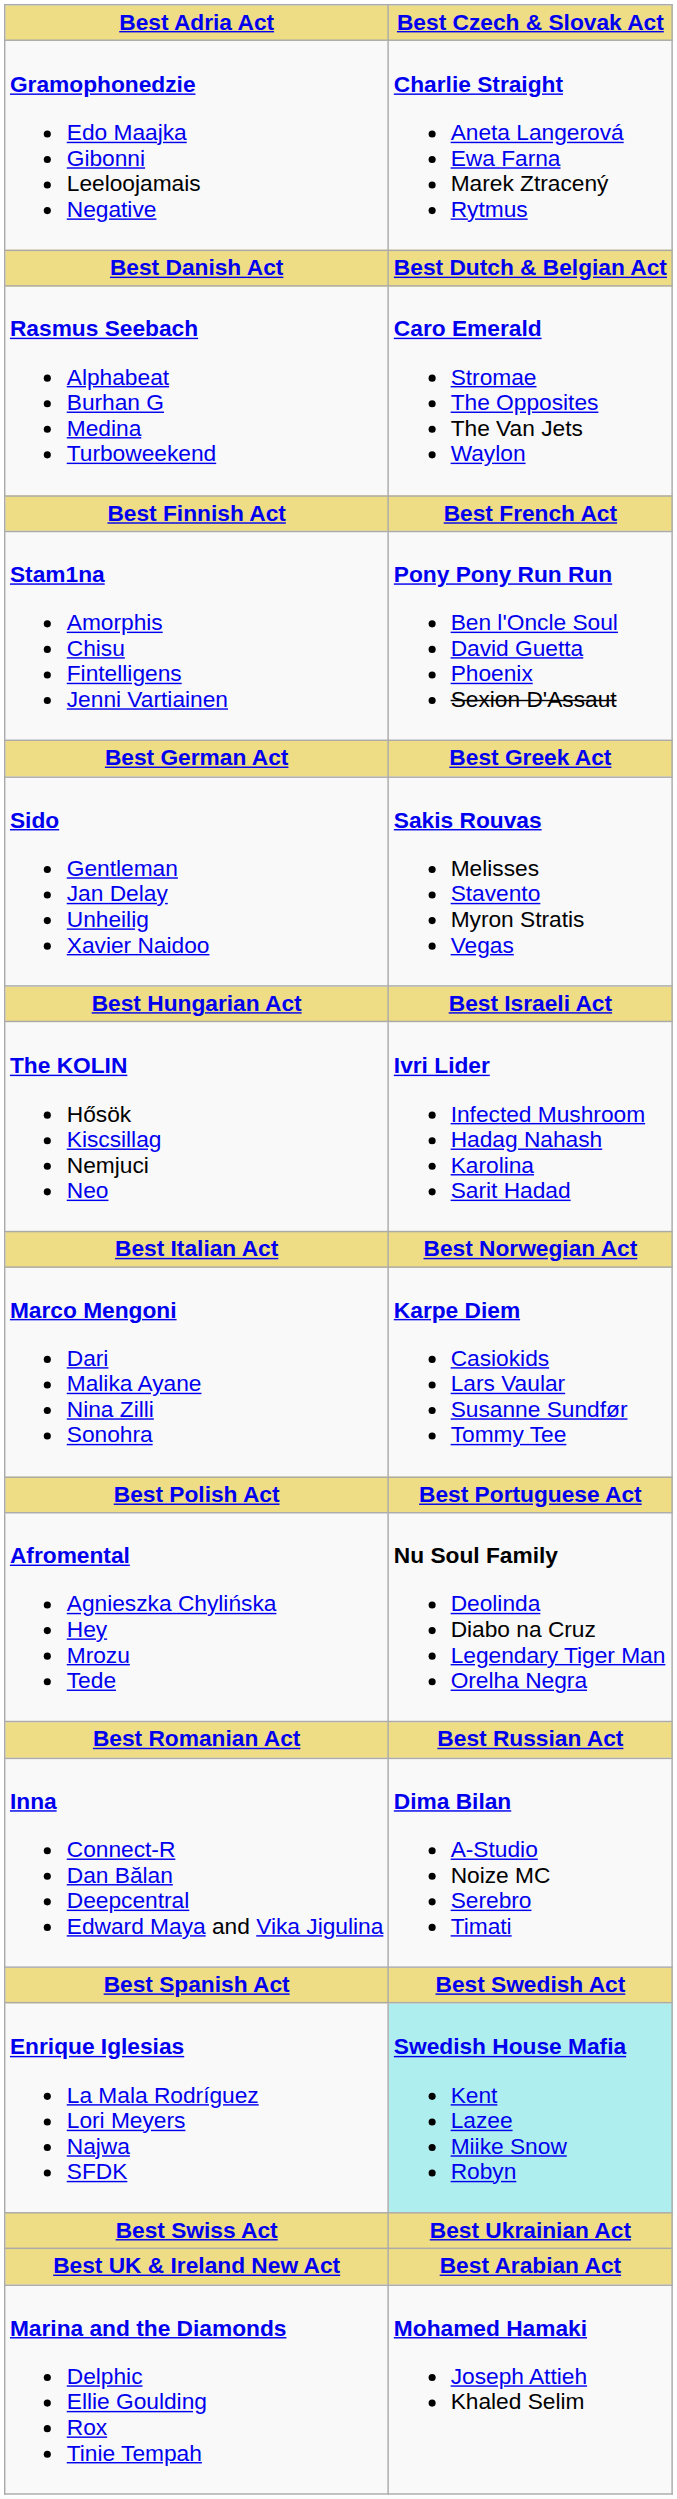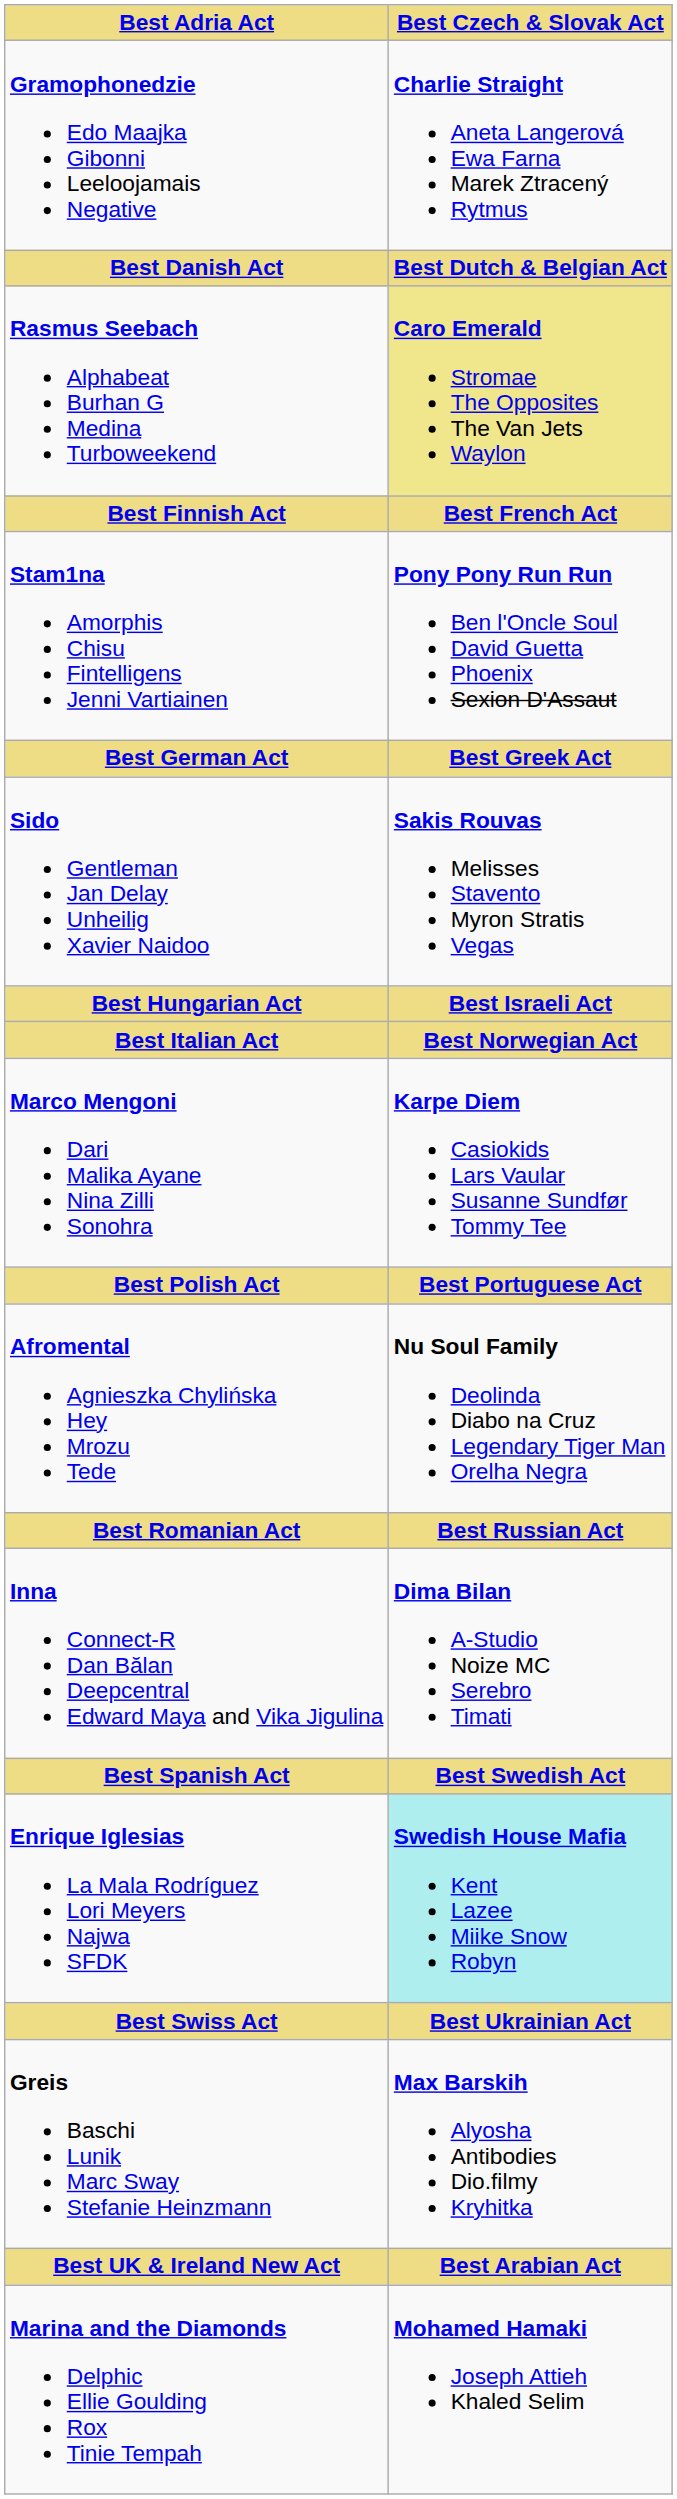(530, 392) no background -> (530, 392) khaki background
- row: (197, 1128)
+ row: (197, 2145)
